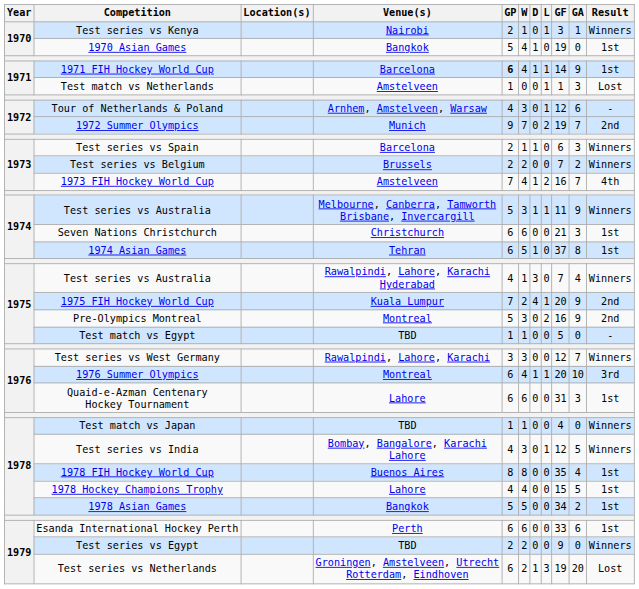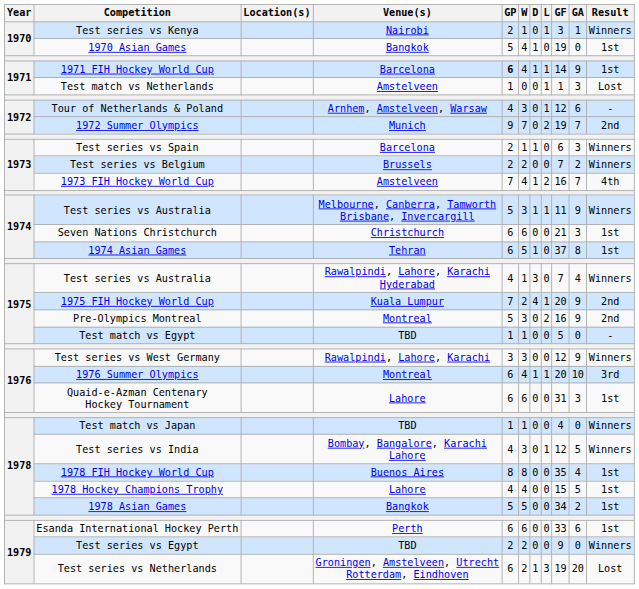(578, 357) 7 -> (578, 357) 9
